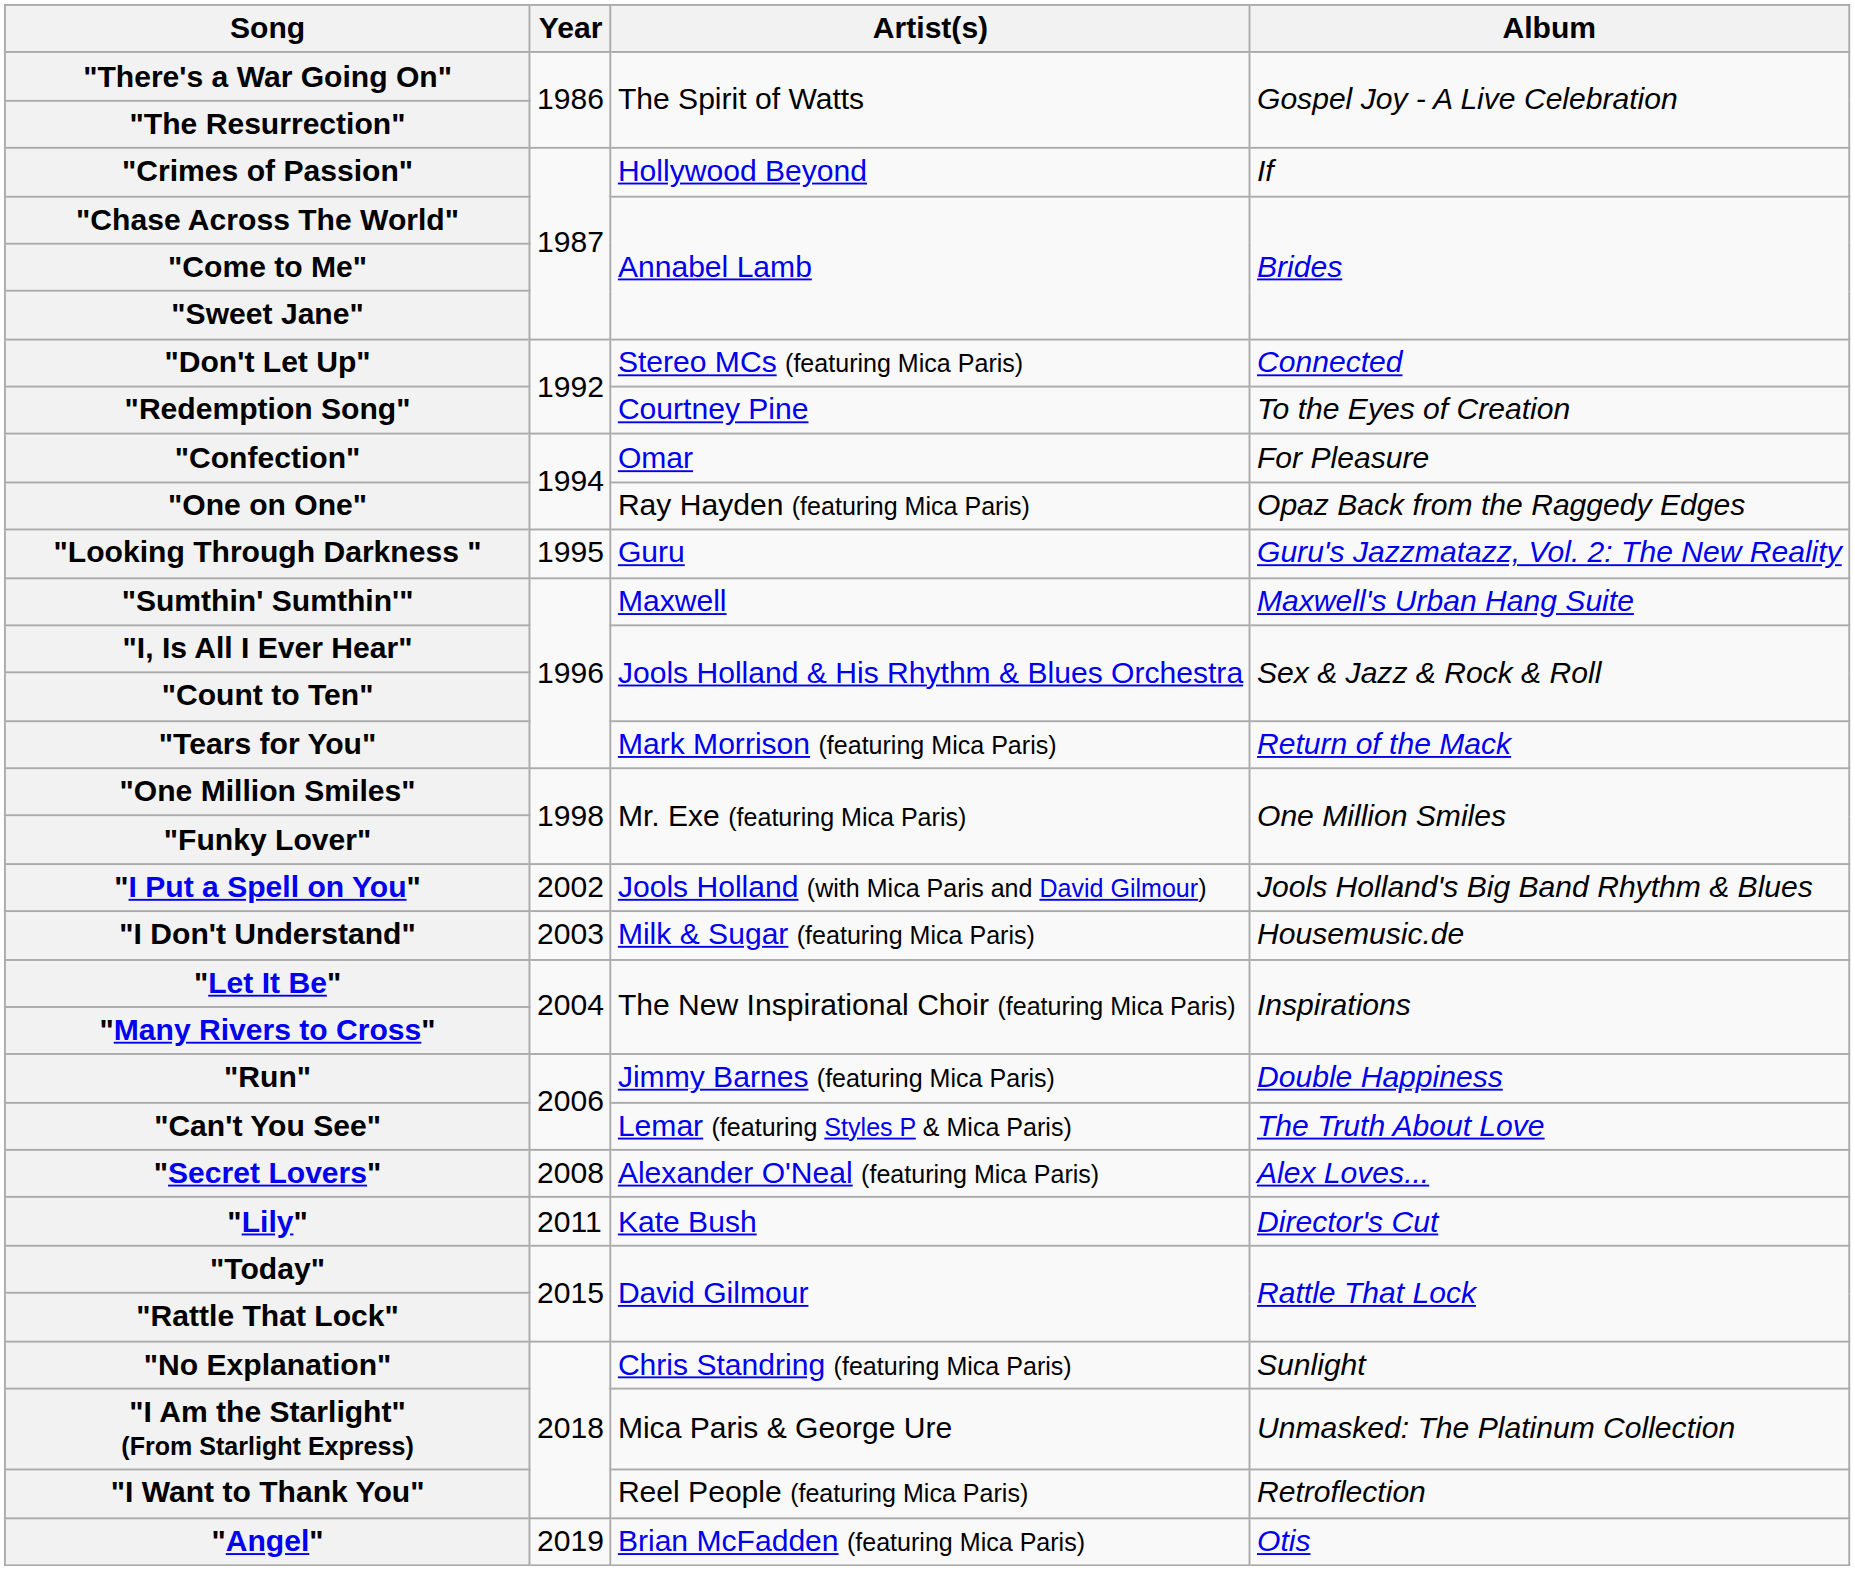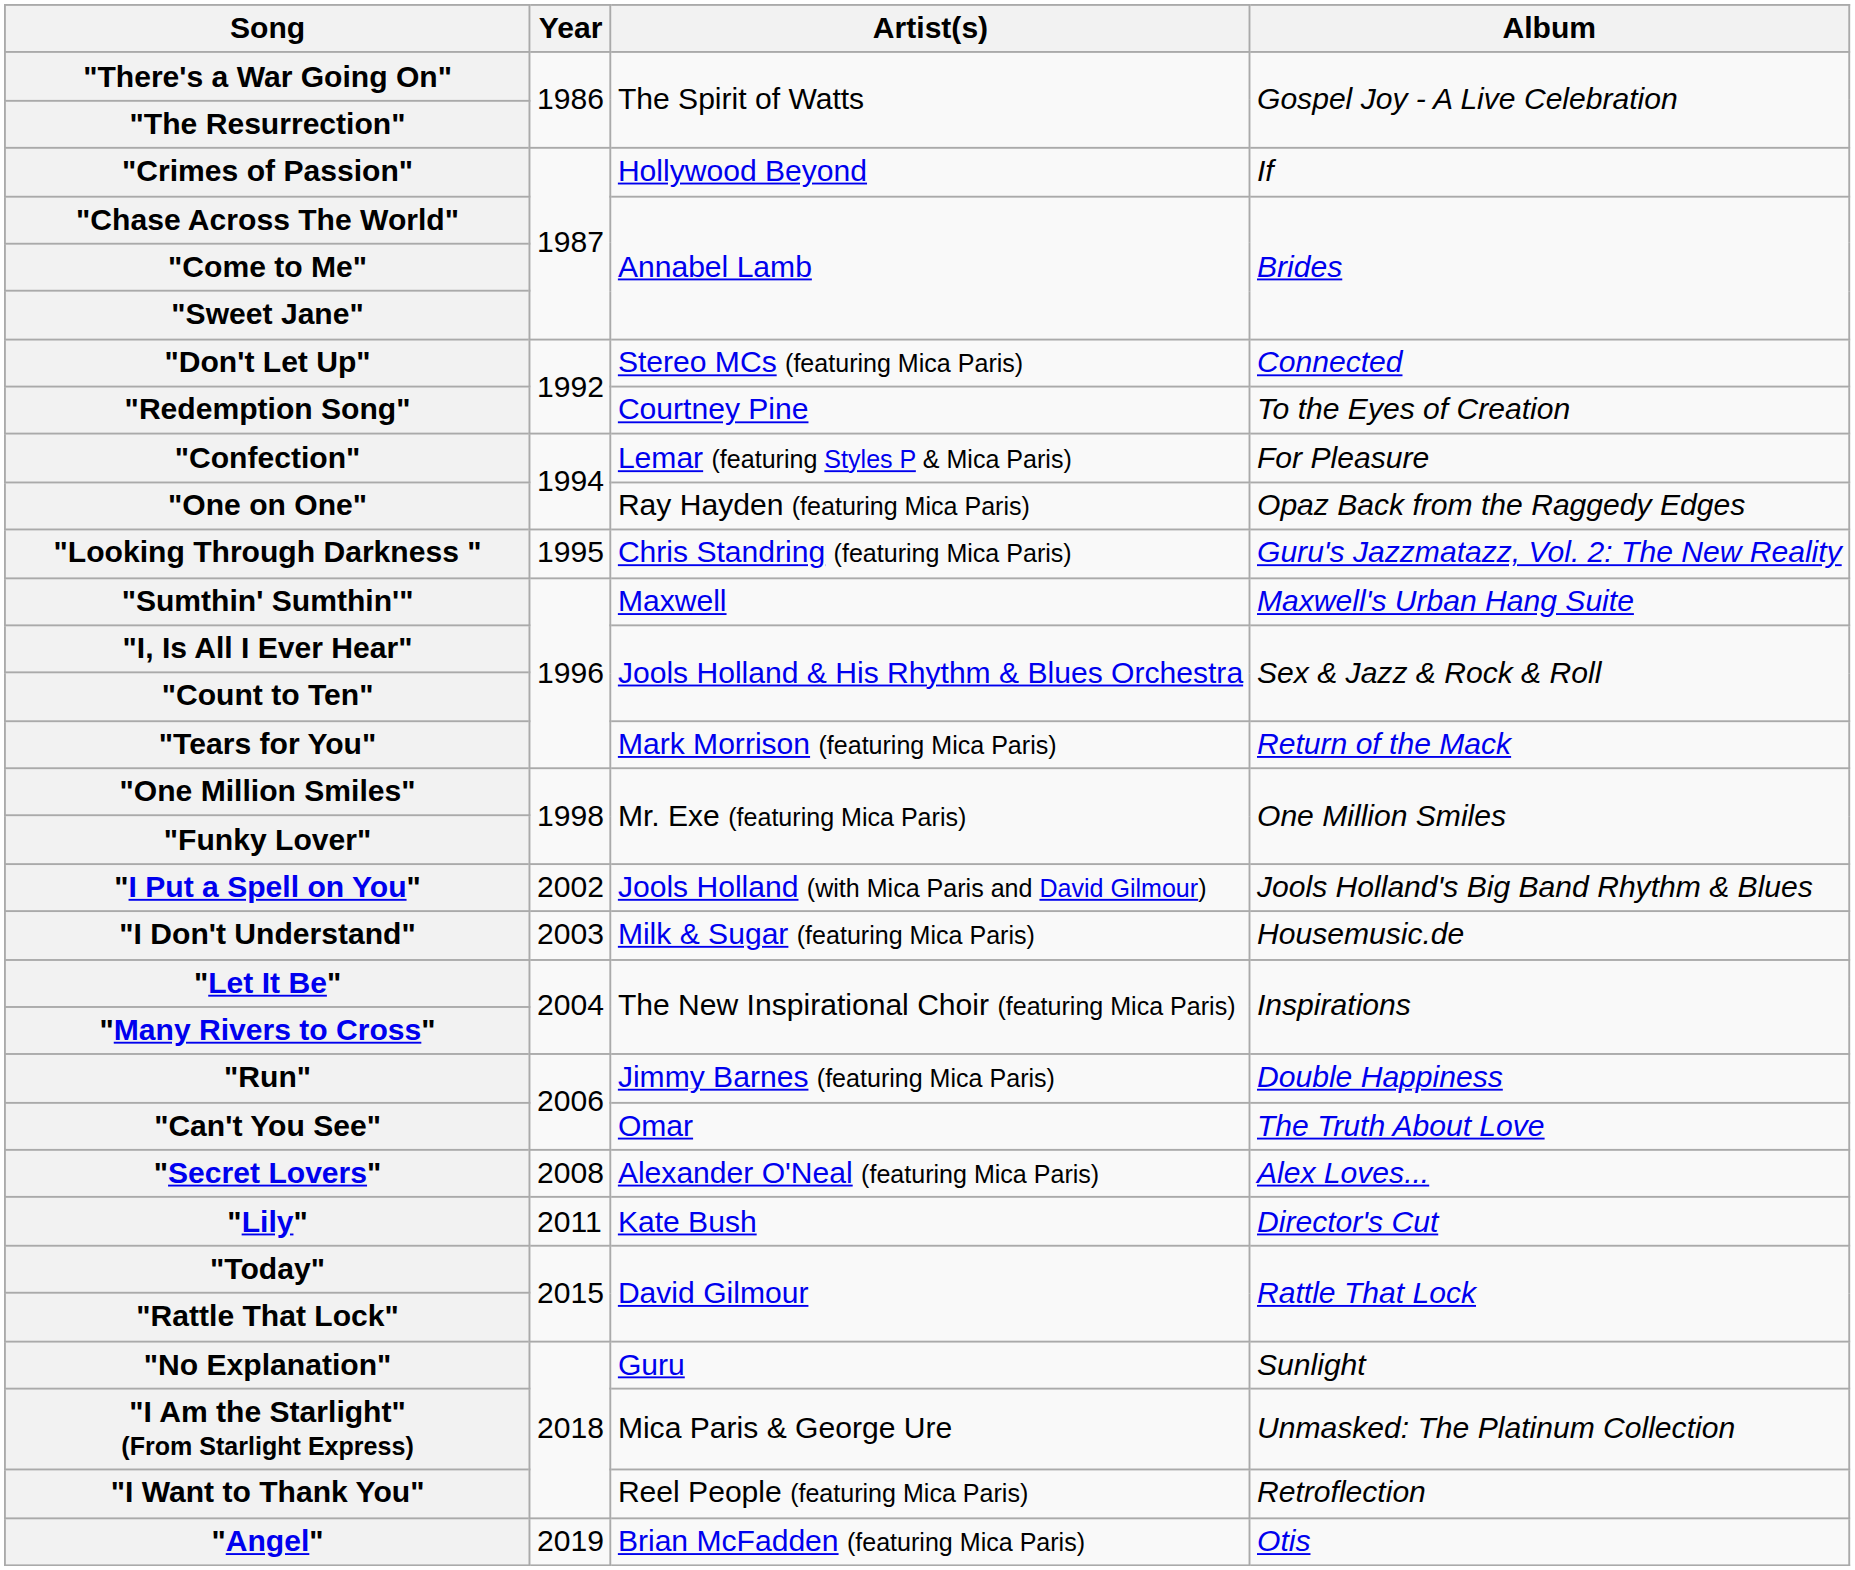(655, 457) Omar -> (845, 457) Lemar (featuring Styles P & Mica Paris)
(651, 553) Guru -> (845, 553) Chris Standring (featuring Mica Paris)
(845, 1125) Lemar (featuring Styles P & Mica Paris) -> (655, 1125) Omar
(845, 1364) Chris Standring (featuring Mica Paris) -> (651, 1364) Guru
